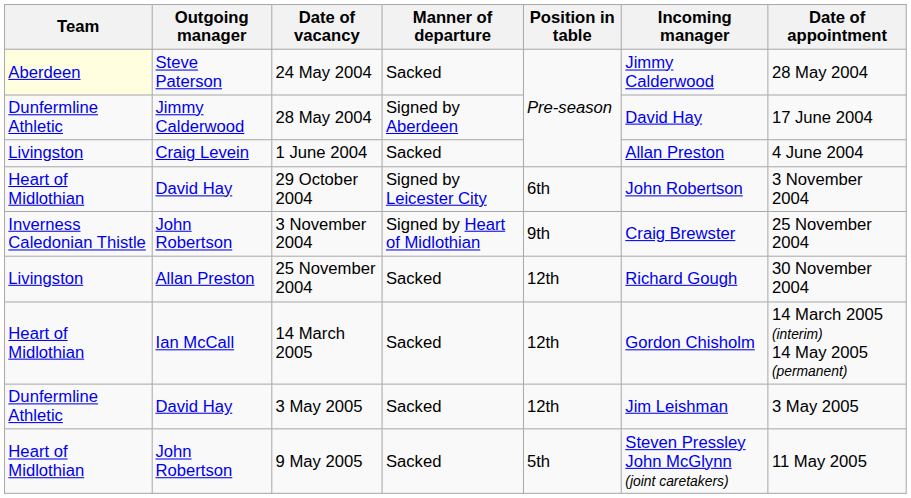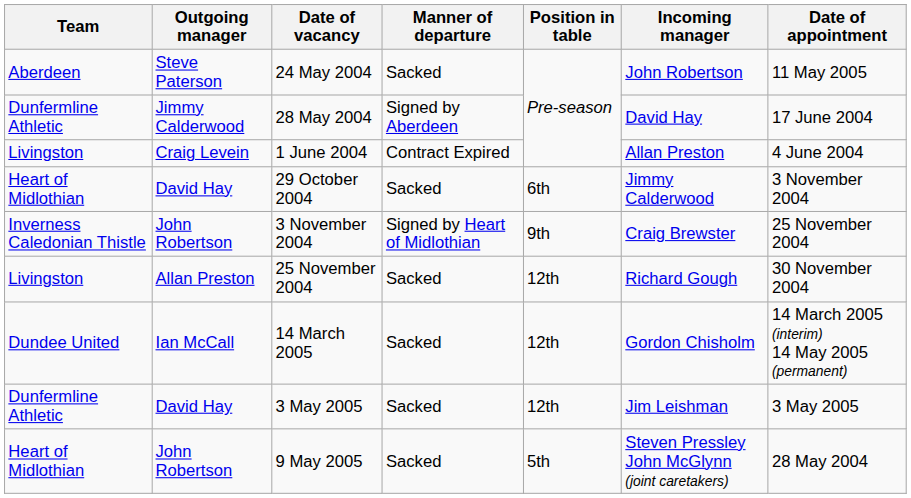(44, 72) lightyellow background -> (44, 72) no background
(670, 72) Jimmy Calderwood -> (684, 72) John Robertson
(820, 72) 28 May 2004 -> (819, 72) 11 May 2005
(414, 153) Sacked -> (448, 153) Contract Expired
(436, 188) Signed by Leicester City -> (414, 188) Sacked
(684, 188) John Robertson -> (670, 188) Jimmy Calderwood
(46, 342) Heart of Midlothian -> (64, 342) Dundee United
(819, 461) 11 May 2005 -> (820, 461) 28 May 2004
